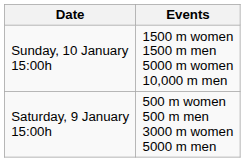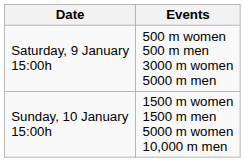rows swapped: (70, 124) <-> (70, 58)
